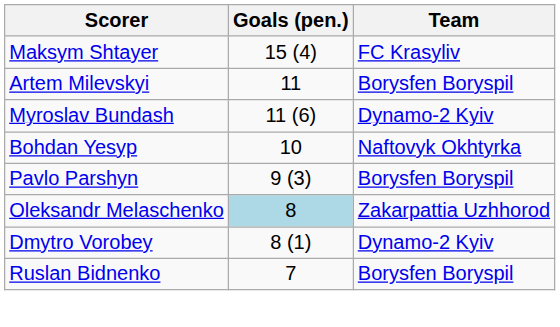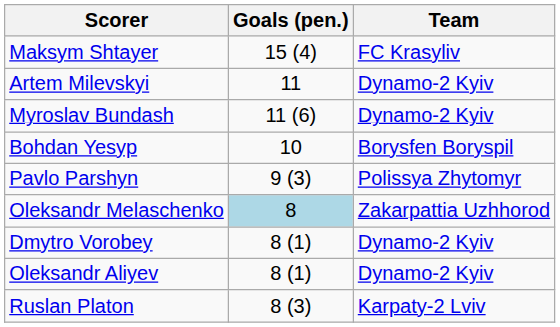(436, 83) Borysfen Boryspil -> (426, 83) Dynamo-2 Kyiv
(439, 147) Naftovyk Okhtyrka -> (436, 147) Borysfen Boryspil
(436, 178) Borysfen Boryspil -> (439, 178) Polissya Zhytomyr
+ row: (84, 274)
+ row: (72, 305)
- row: (85, 274)
